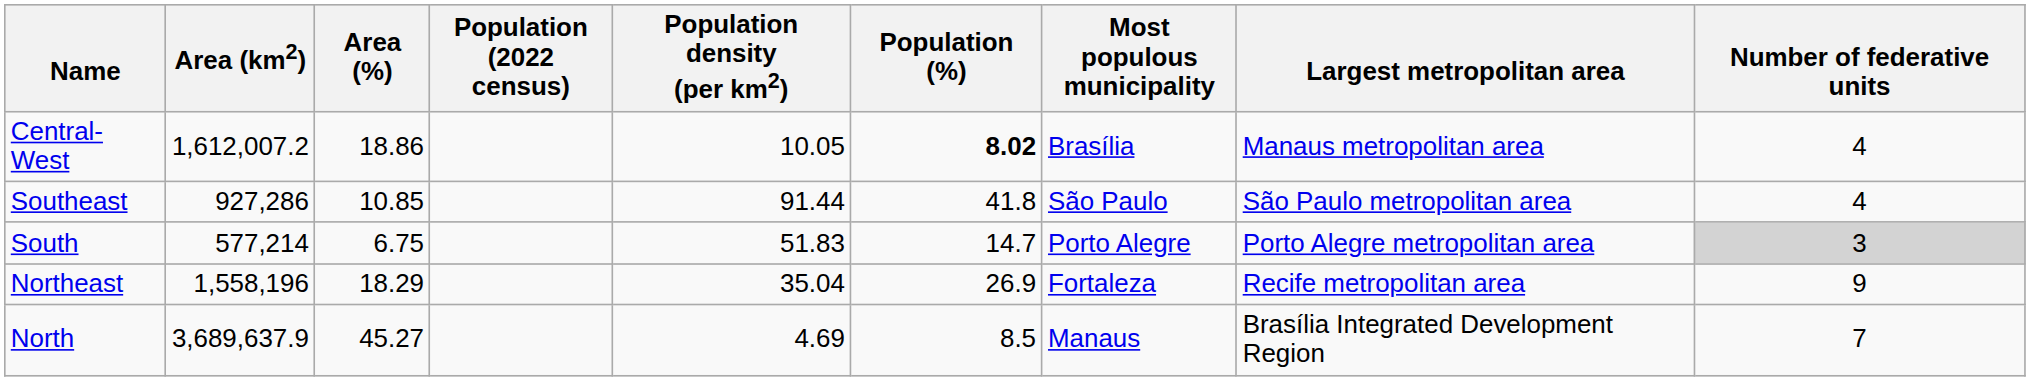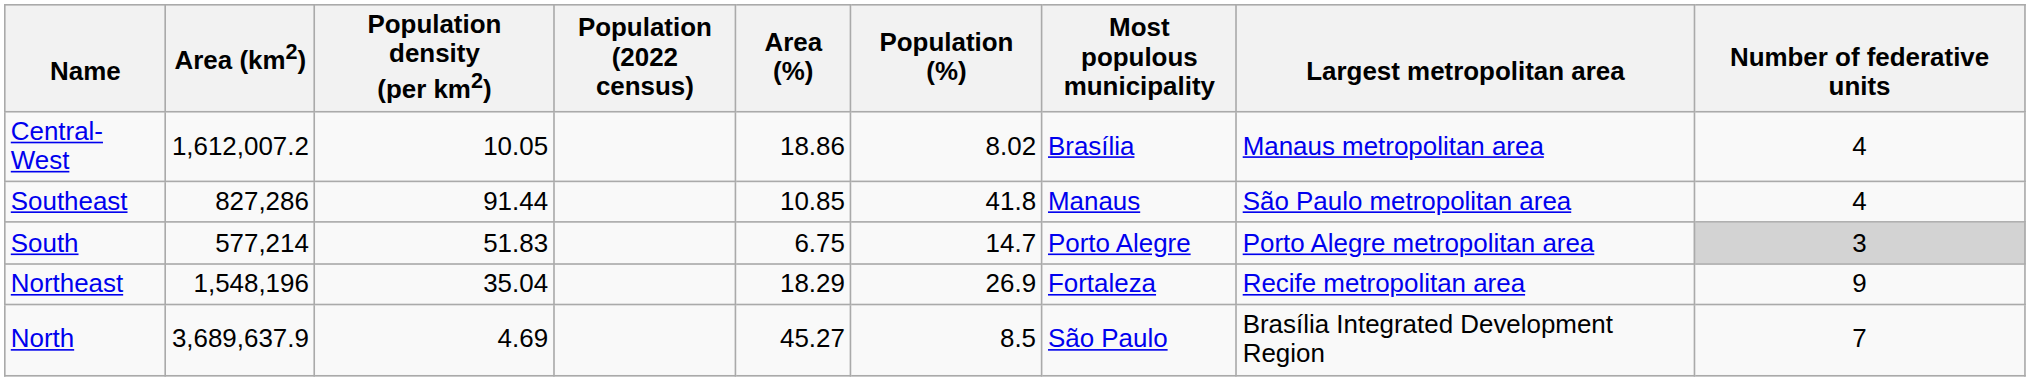columns swapped: (372, 57) <-> (731, 57)
(1011, 146) bold -> (1011, 146) normal
(262, 201) 927,286 -> (262, 201) 827,286
(1108, 201) São Paulo -> (1094, 201) Manaus
(251, 283) 1,558,196 -> (251, 283) 1,548,196
(1094, 339) Manaus -> (1108, 339) São Paulo
